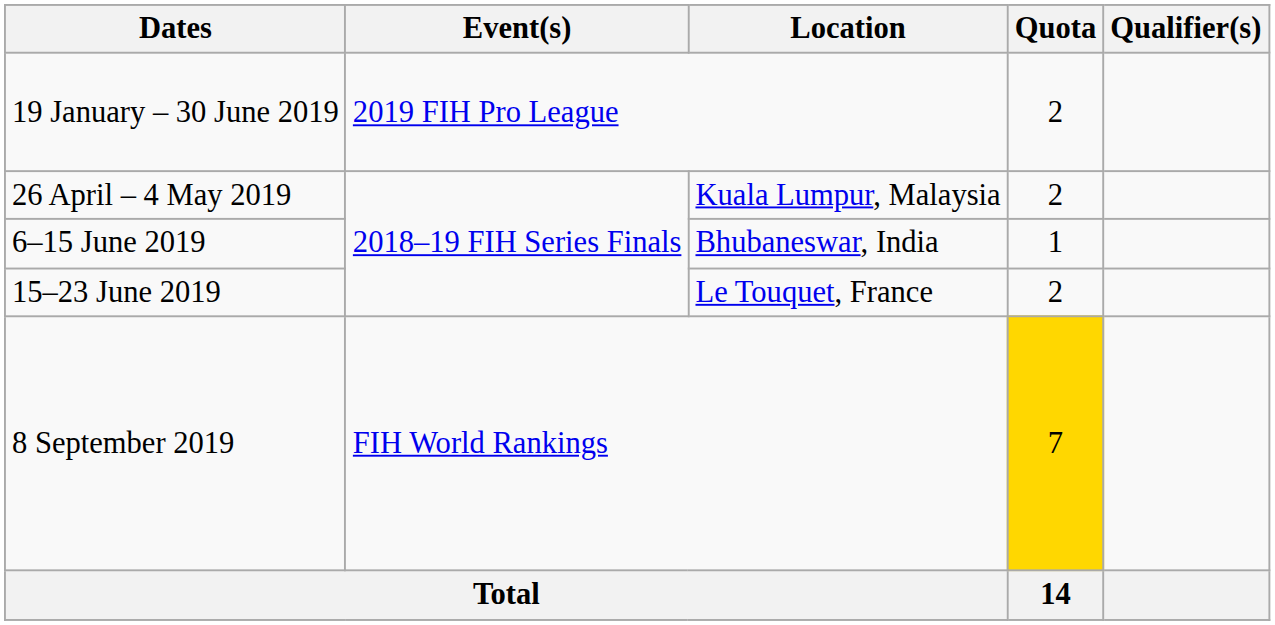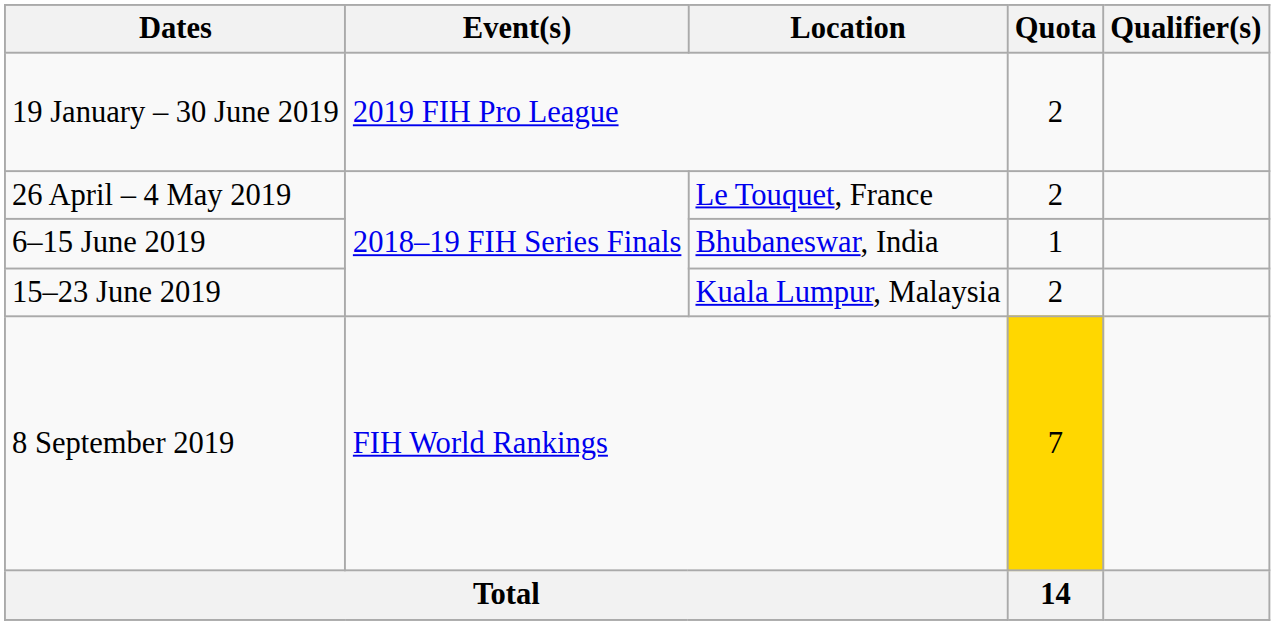(848, 194) Kuala Lumpur, Malaysia -> (814, 194) Le Touquet, France
(814, 291) Le Touquet, France -> (848, 291) Kuala Lumpur, Malaysia
